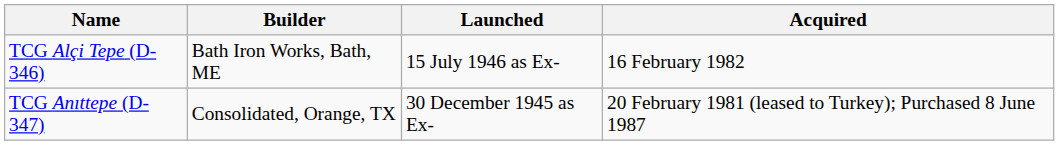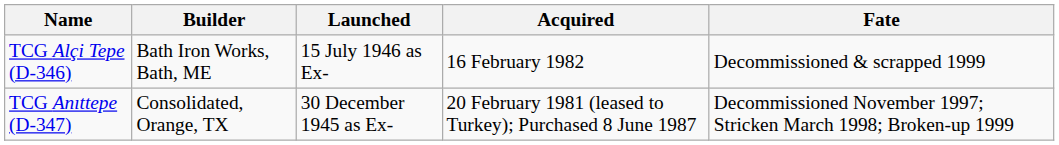+ column: (882, 19)
